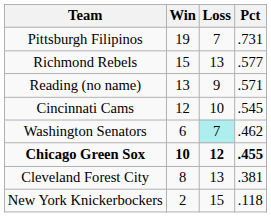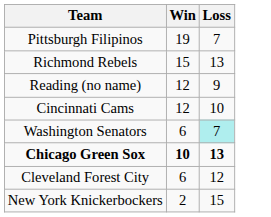- column: (250, 16)
(183, 85) 13 -> (183, 85) 12
(217, 154) 12 -> (217, 154) 13
(183, 177) 8 -> (183, 177) 6
(217, 177) 13 -> (217, 177) 12
